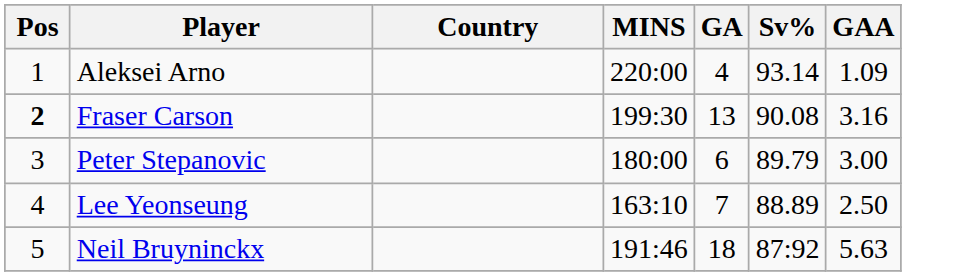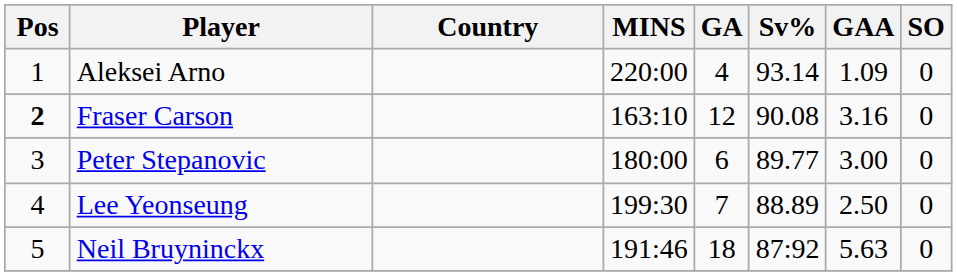+ column: (926, 26)
(649, 115) 199:30 -> (649, 115) 163:10
(722, 115) 13 -> (722, 115) 12
(788, 159) 89.79 -> (788, 159) 89.77
(649, 204) 163:10 -> (649, 204) 199:30
